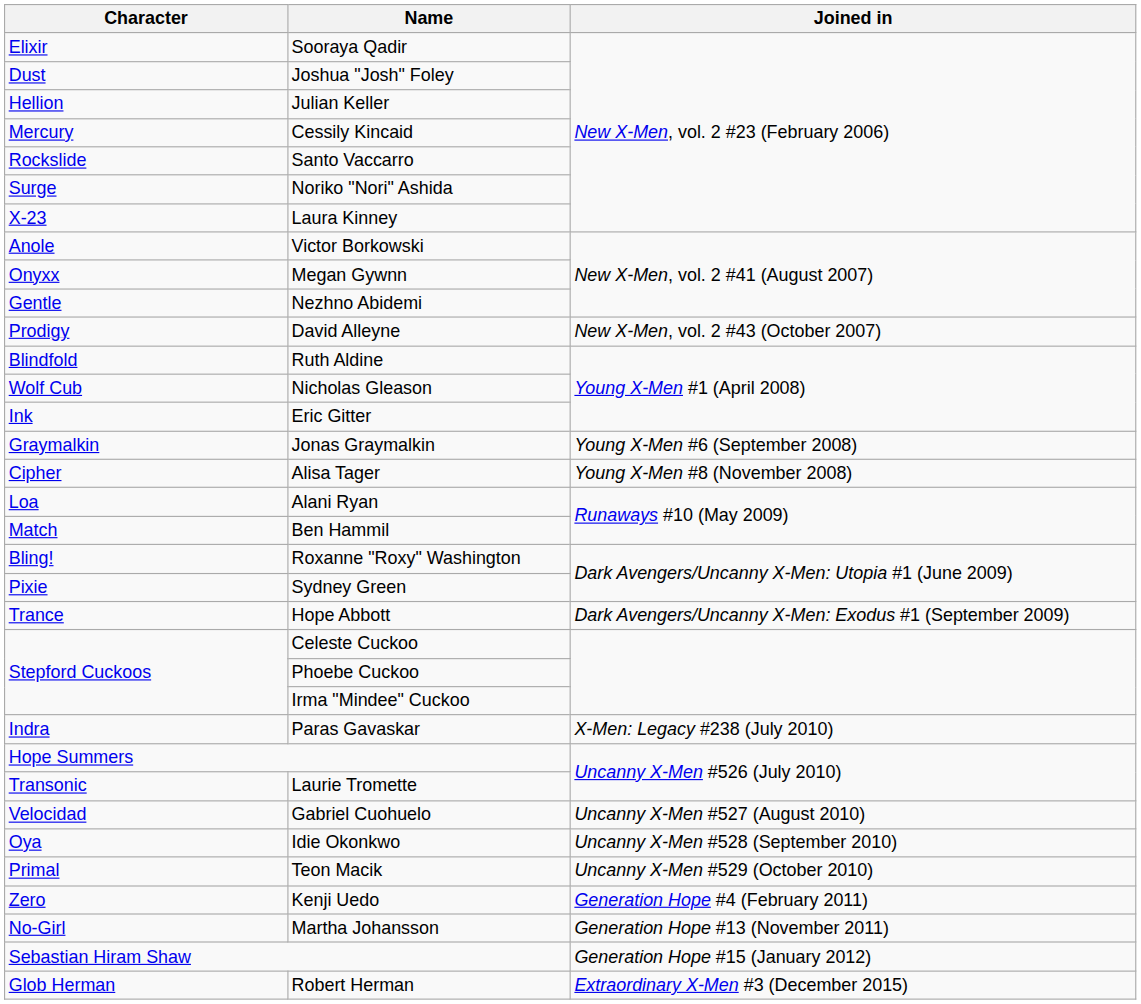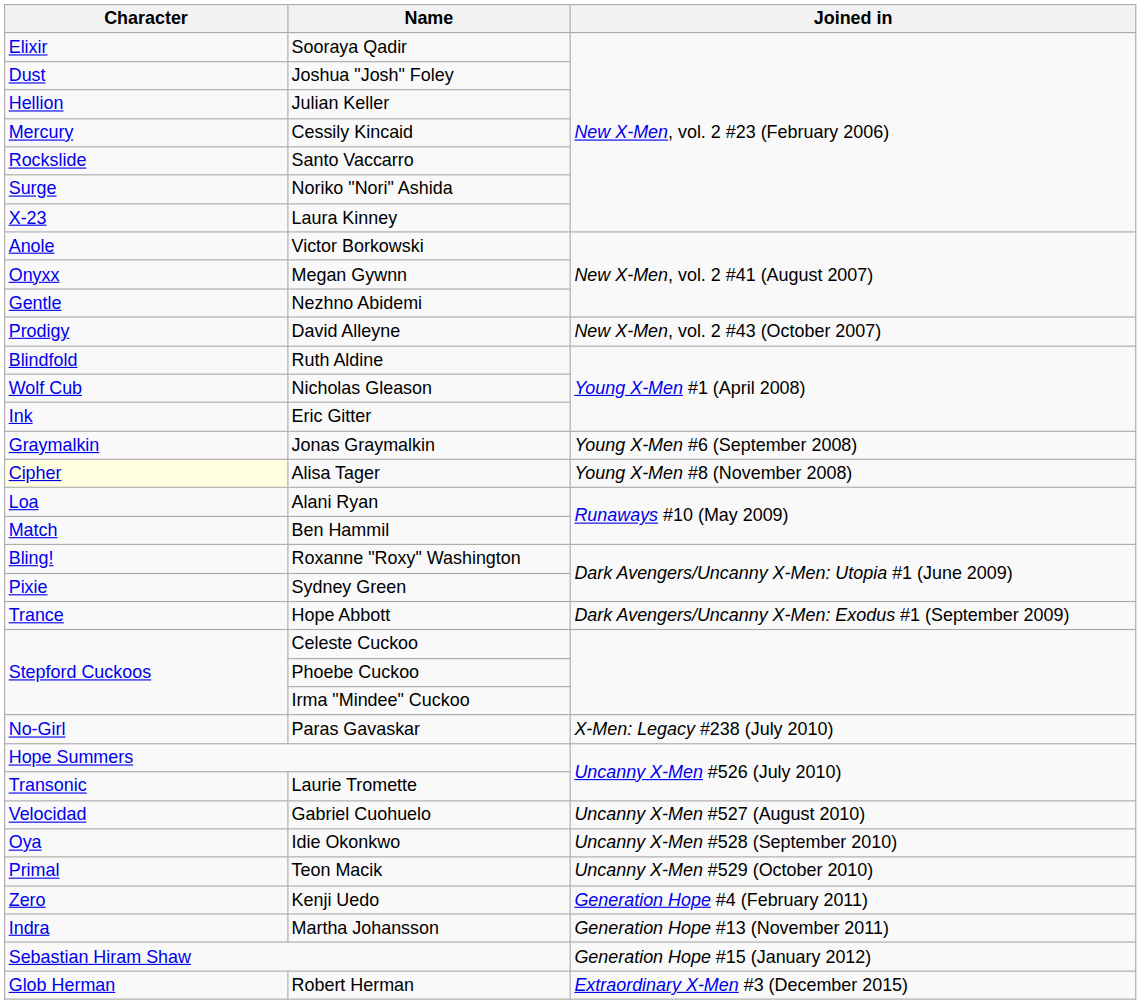(35, 473) no background -> (35, 473) lightyellow background
(29, 729) Indra -> (37, 729) No-Girl
(37, 928) No-Girl -> (29, 928) Indra
